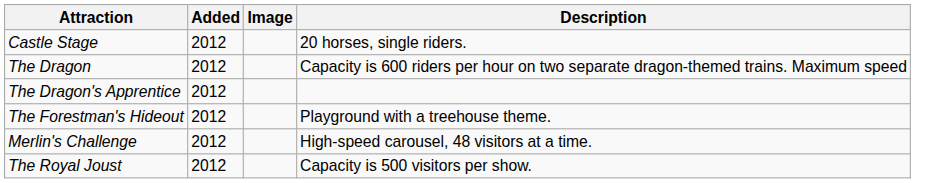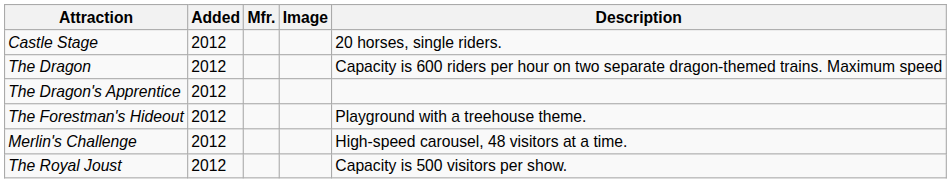+ column: (261, 17)
